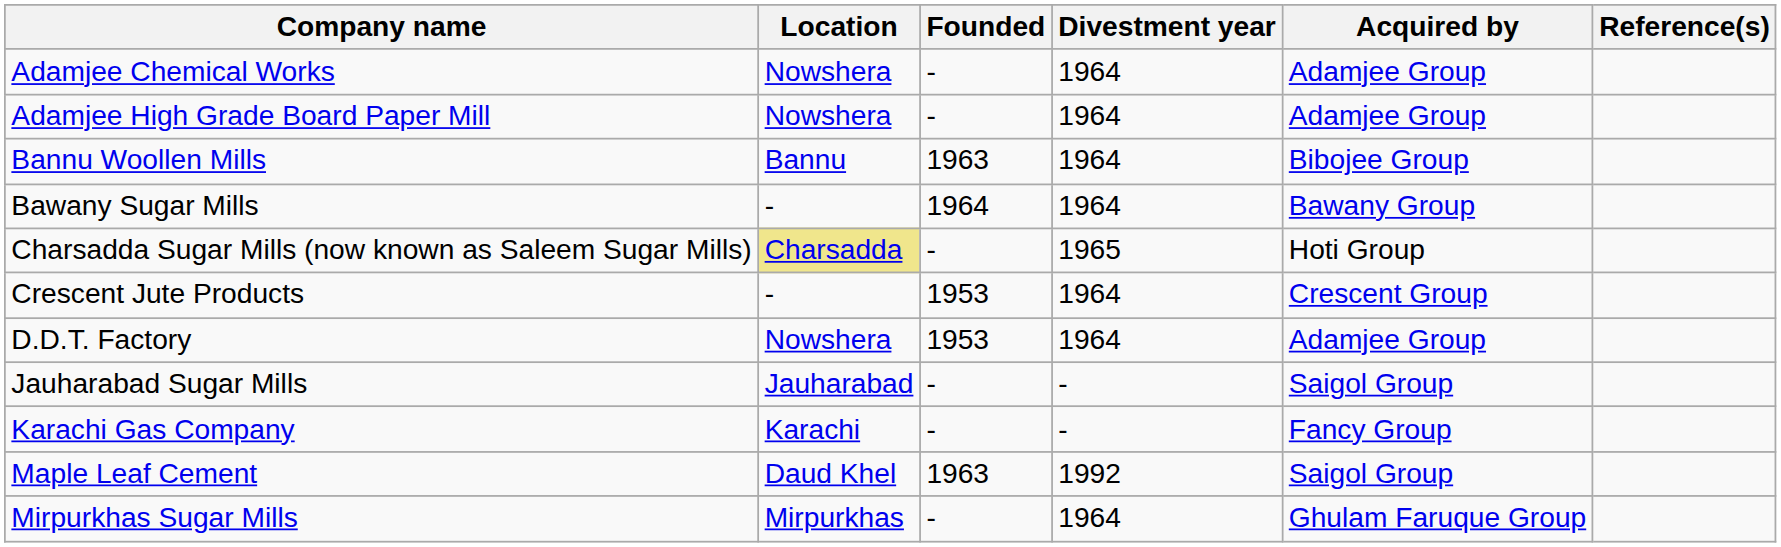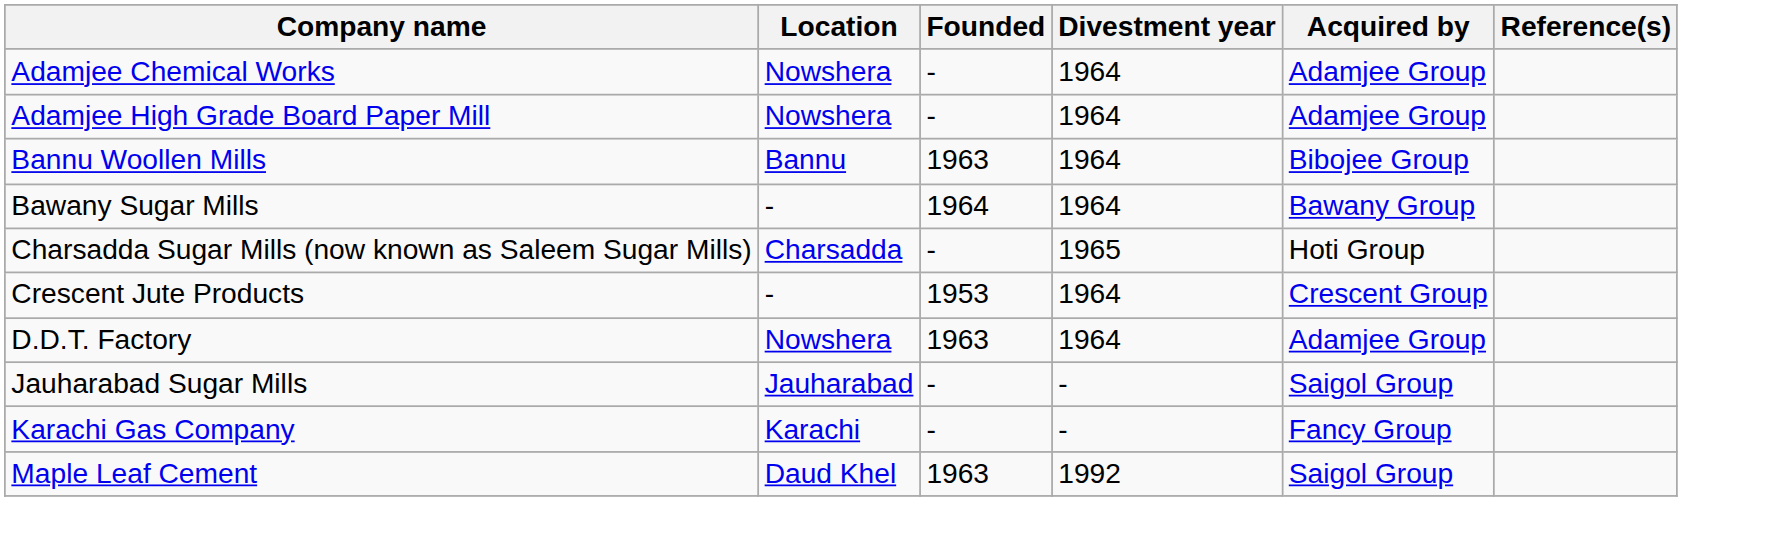(834, 250) khaki background -> (834, 250) no background
(958, 339) 1953 -> (958, 339) 1963
- row: (155, 518)
